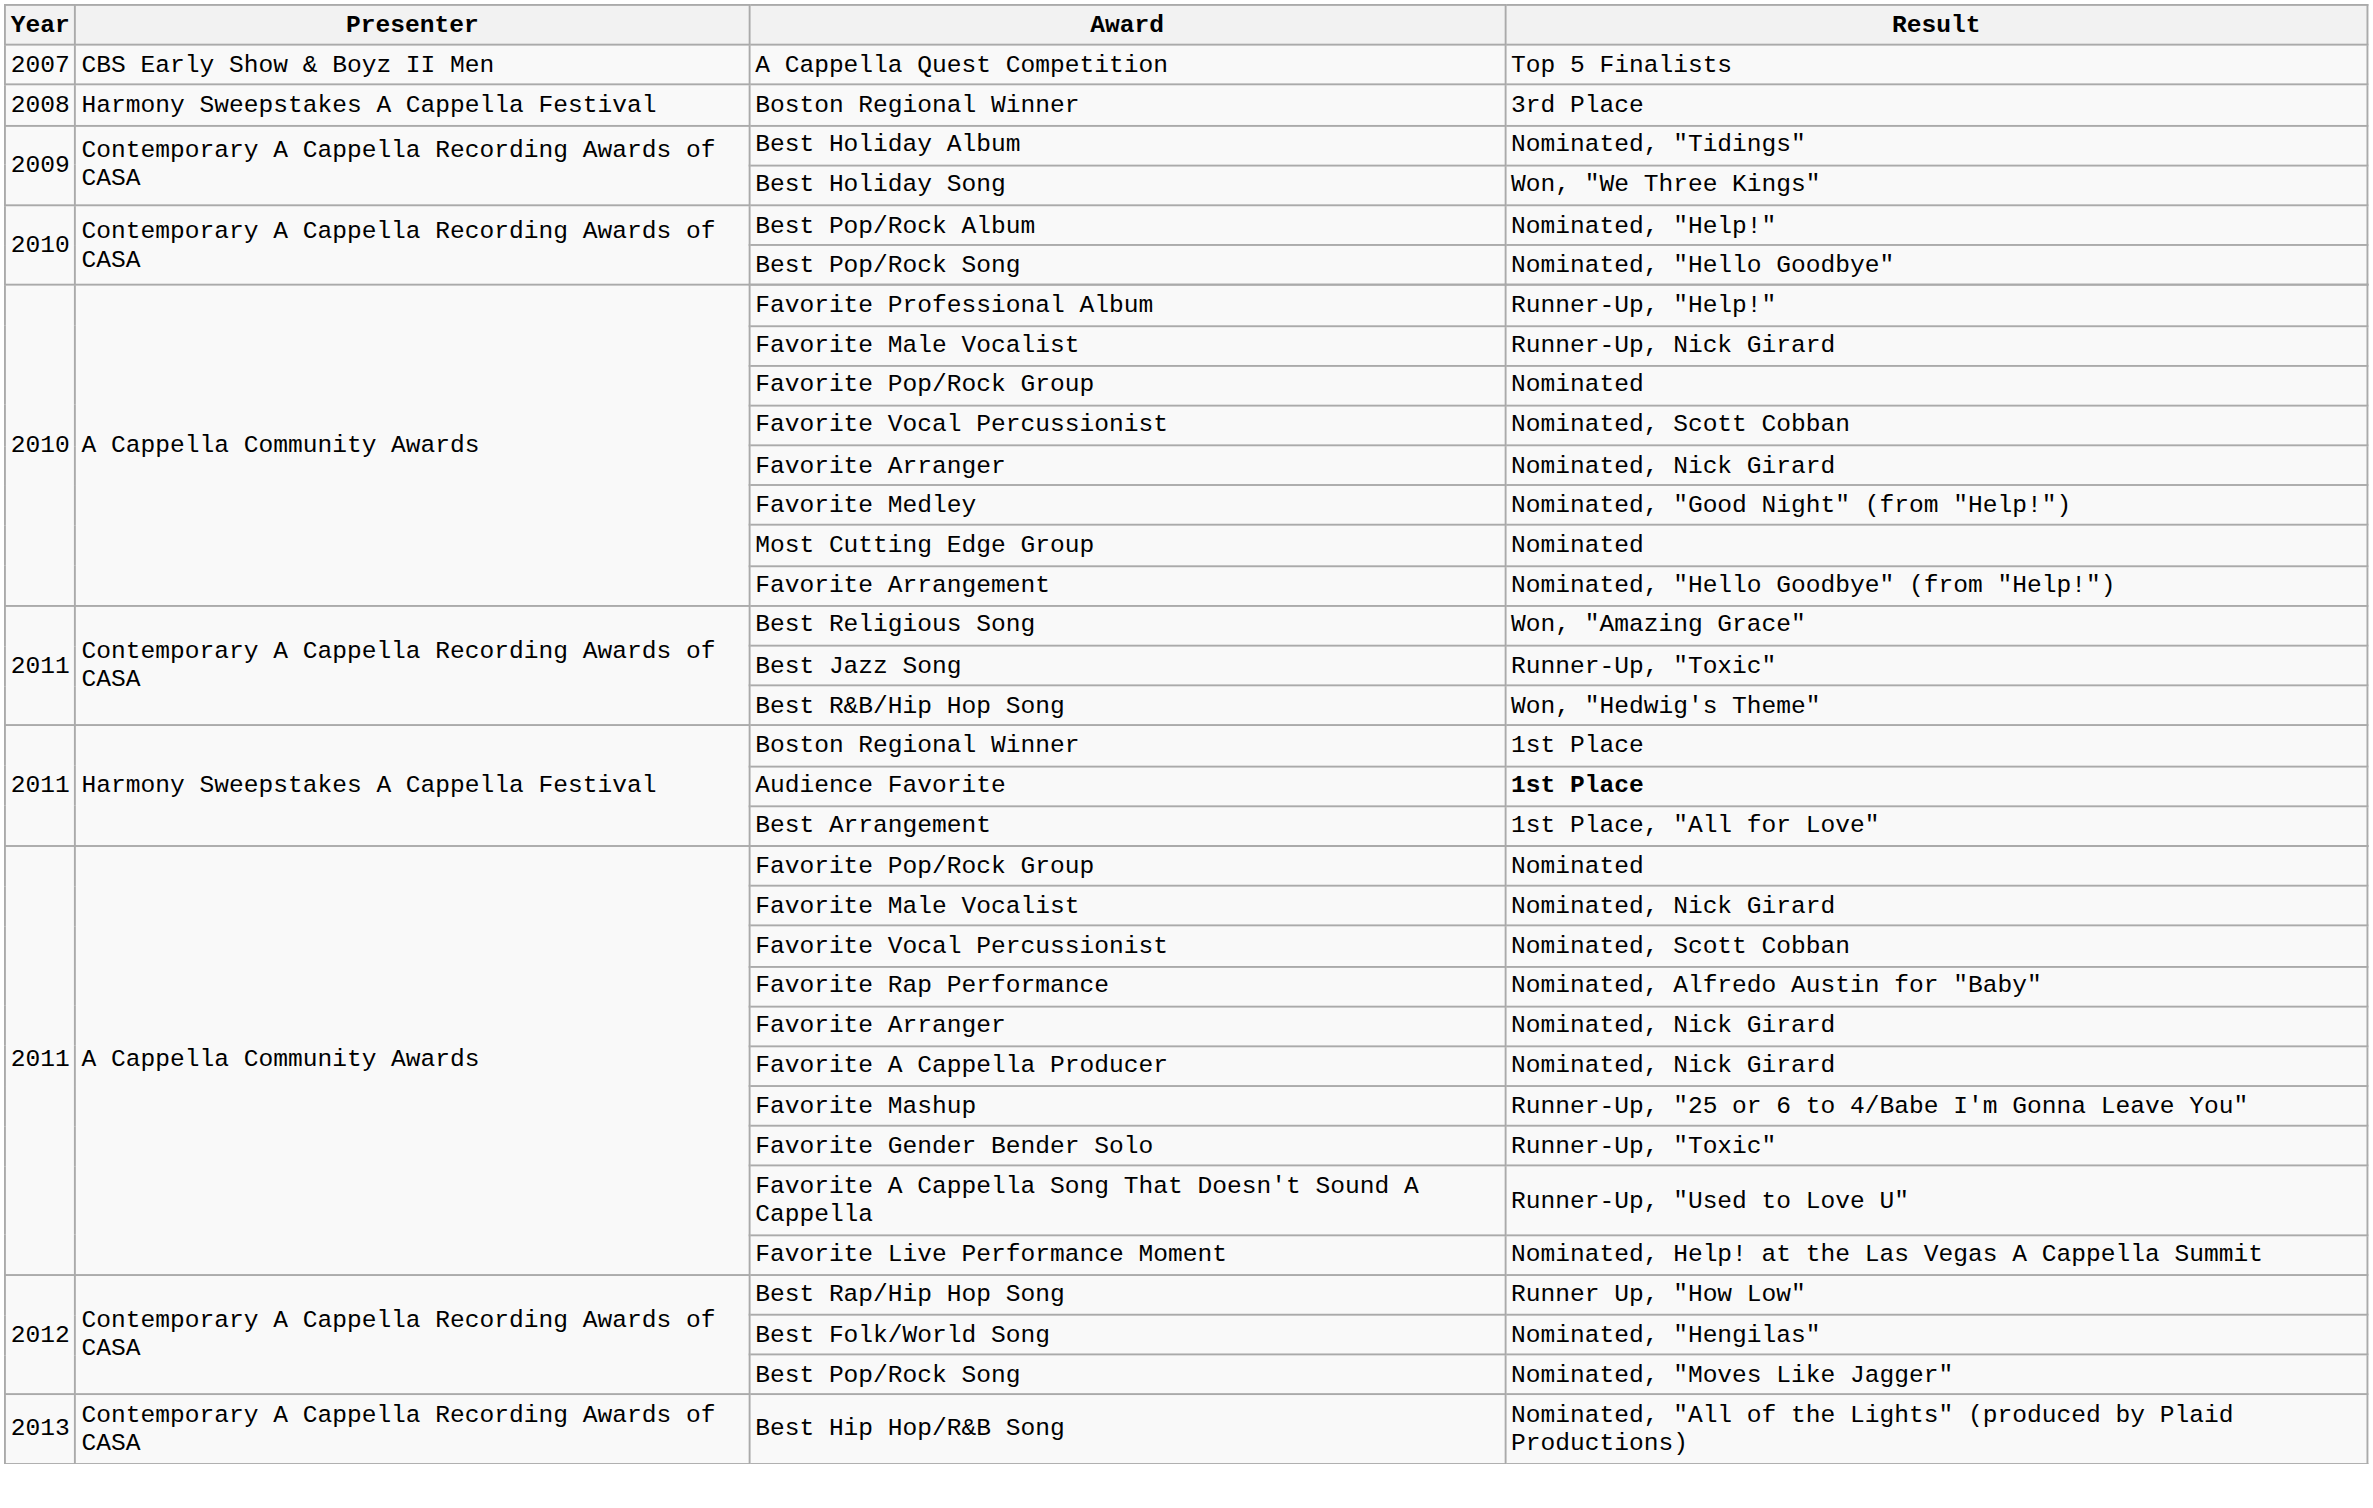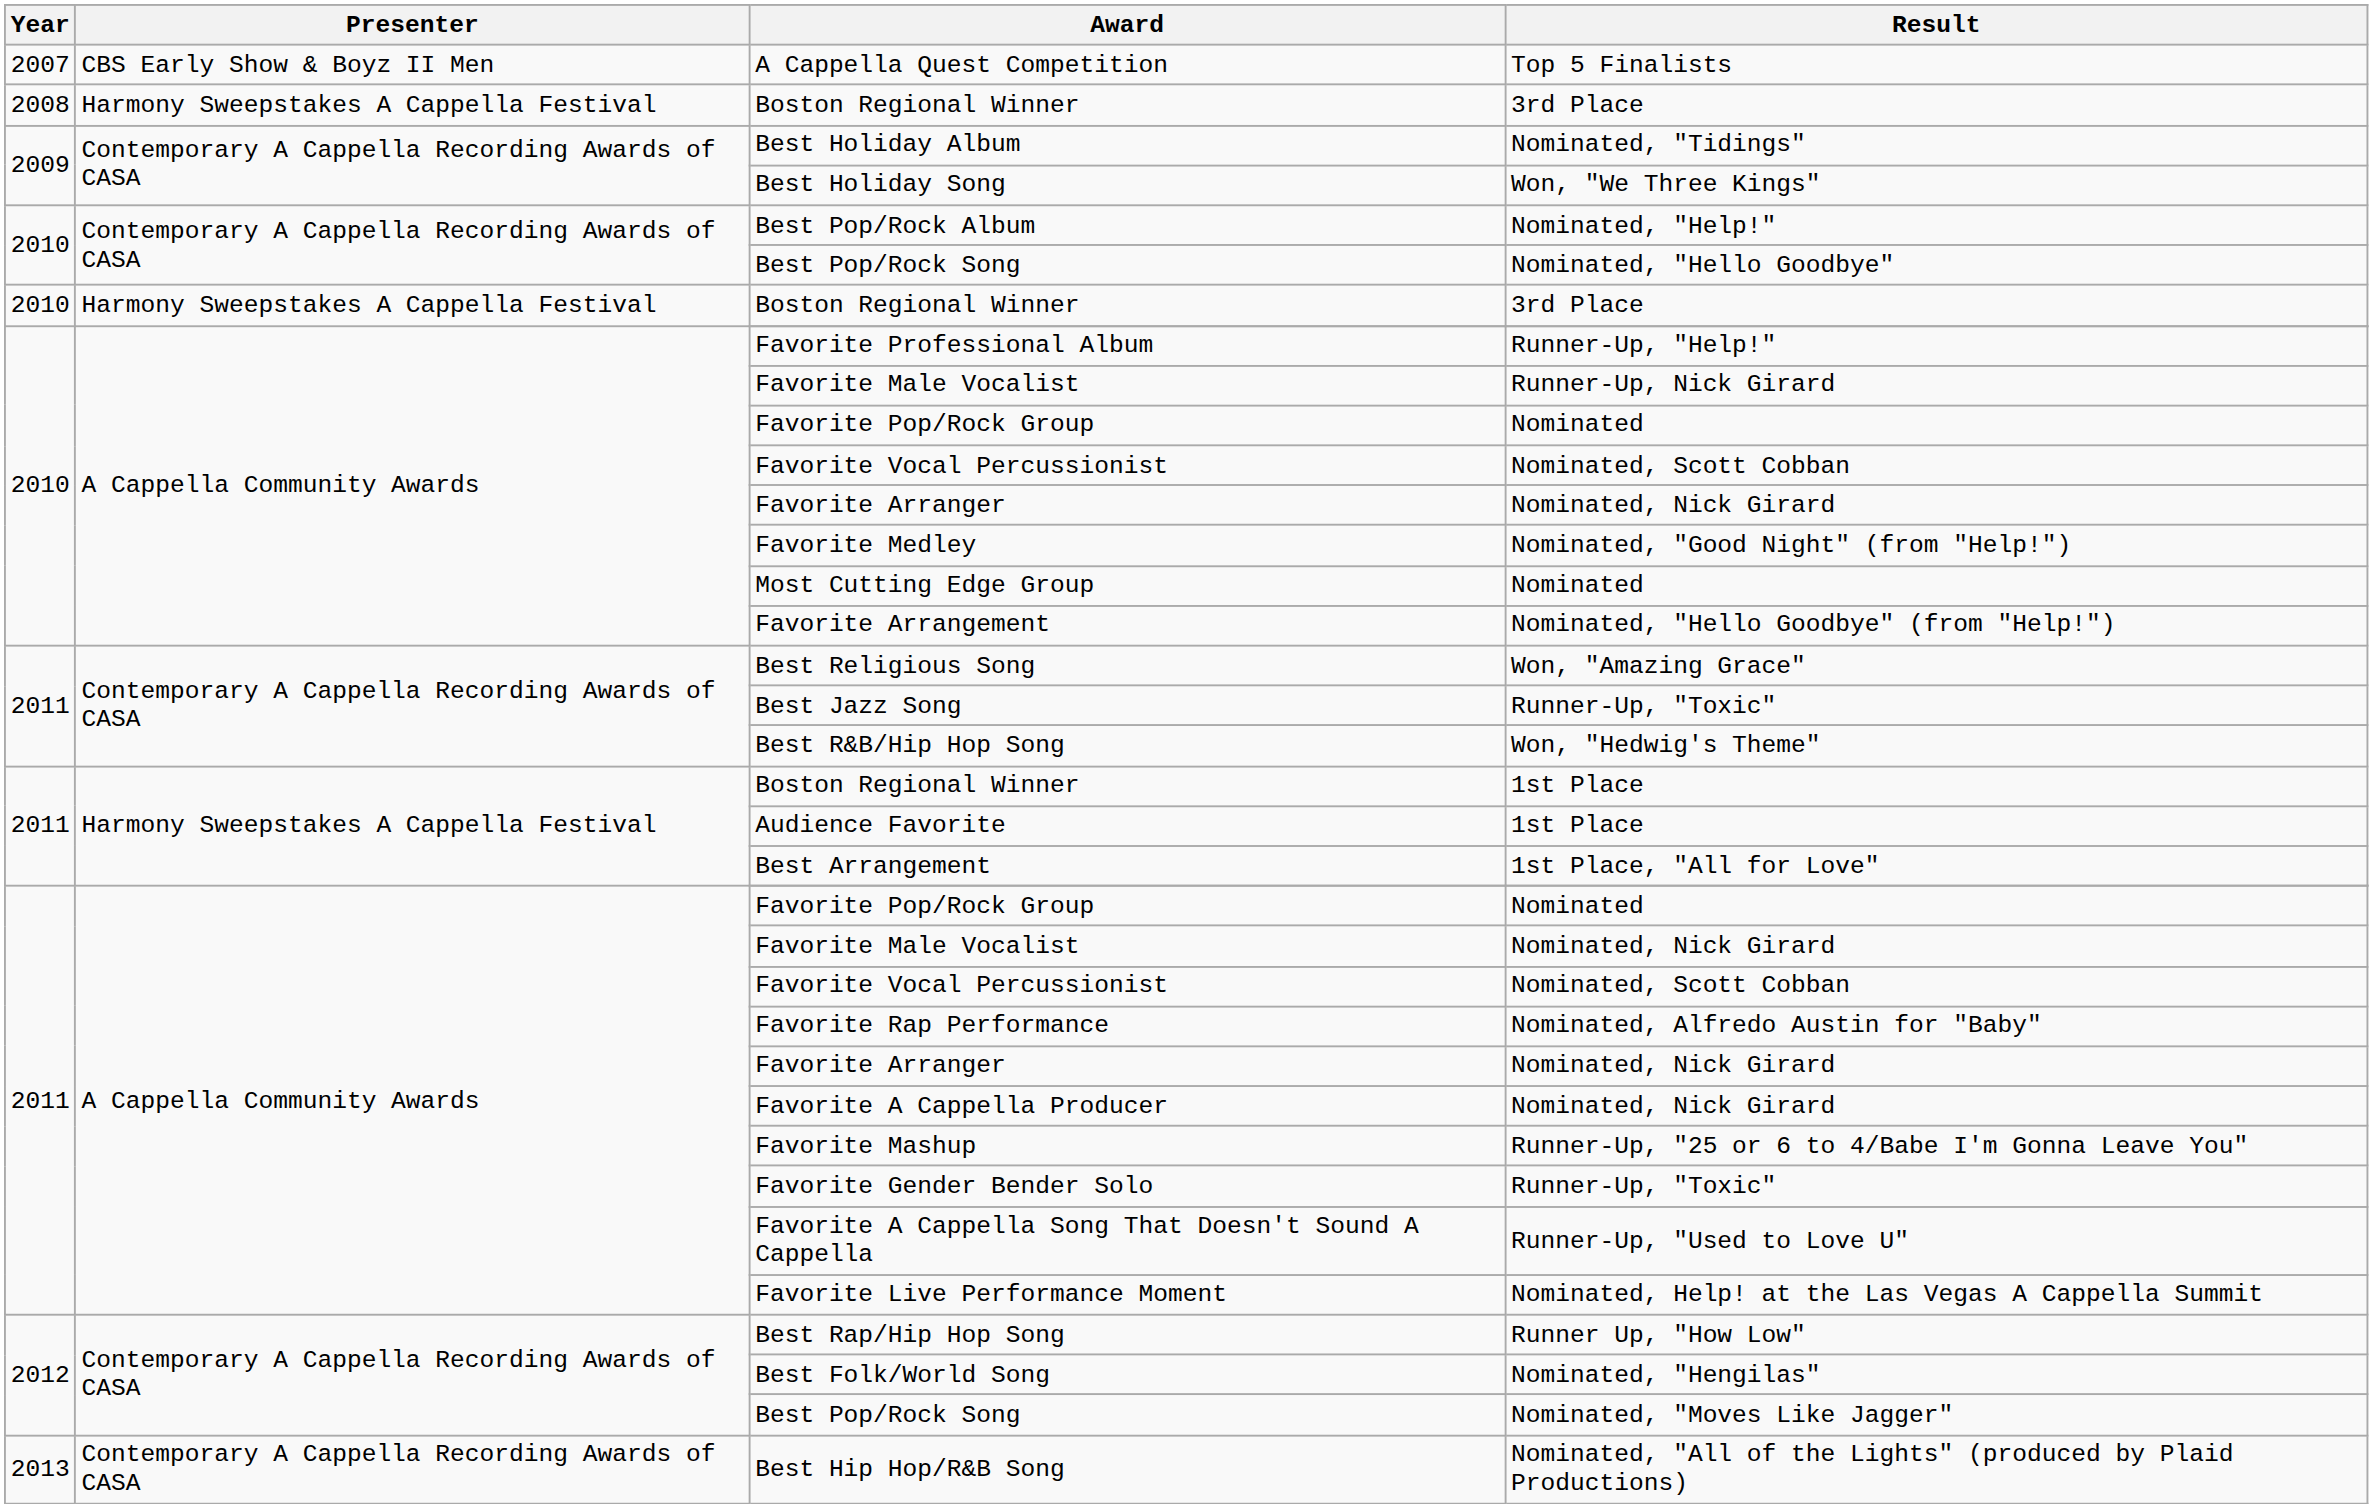+ row: (40, 305)
(1577, 786) bold -> (1577, 826) normal
